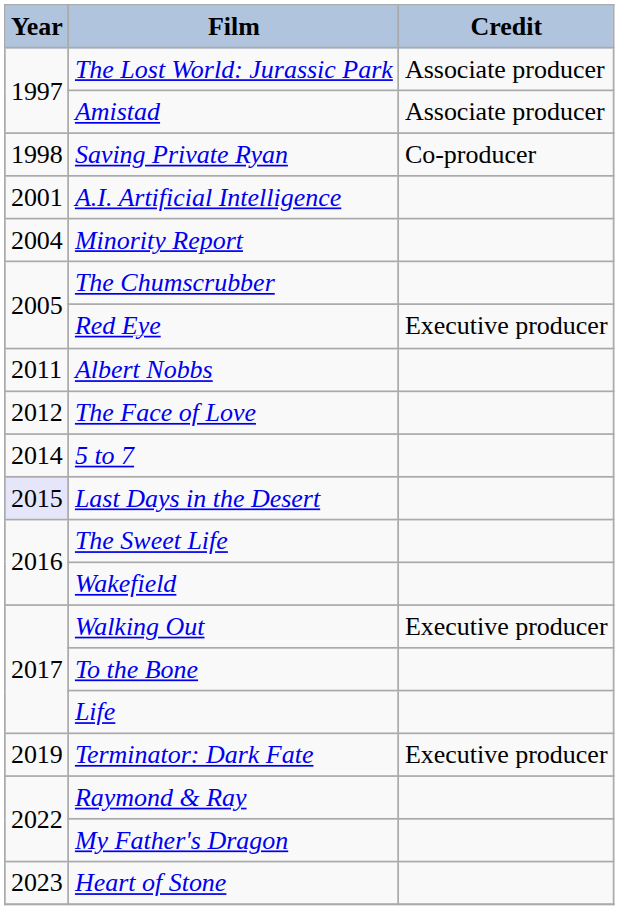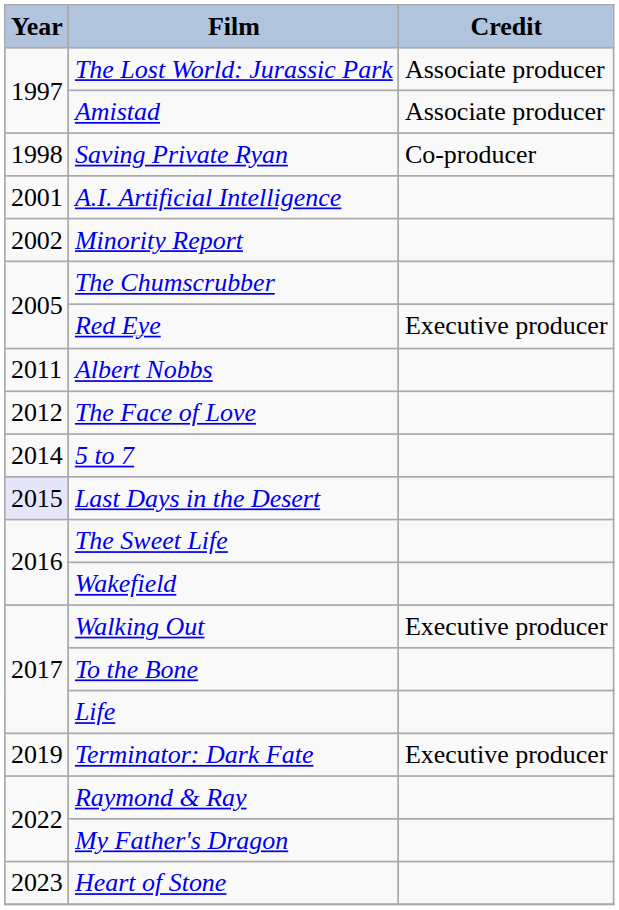(37, 240) 2004 -> (37, 240) 2002
